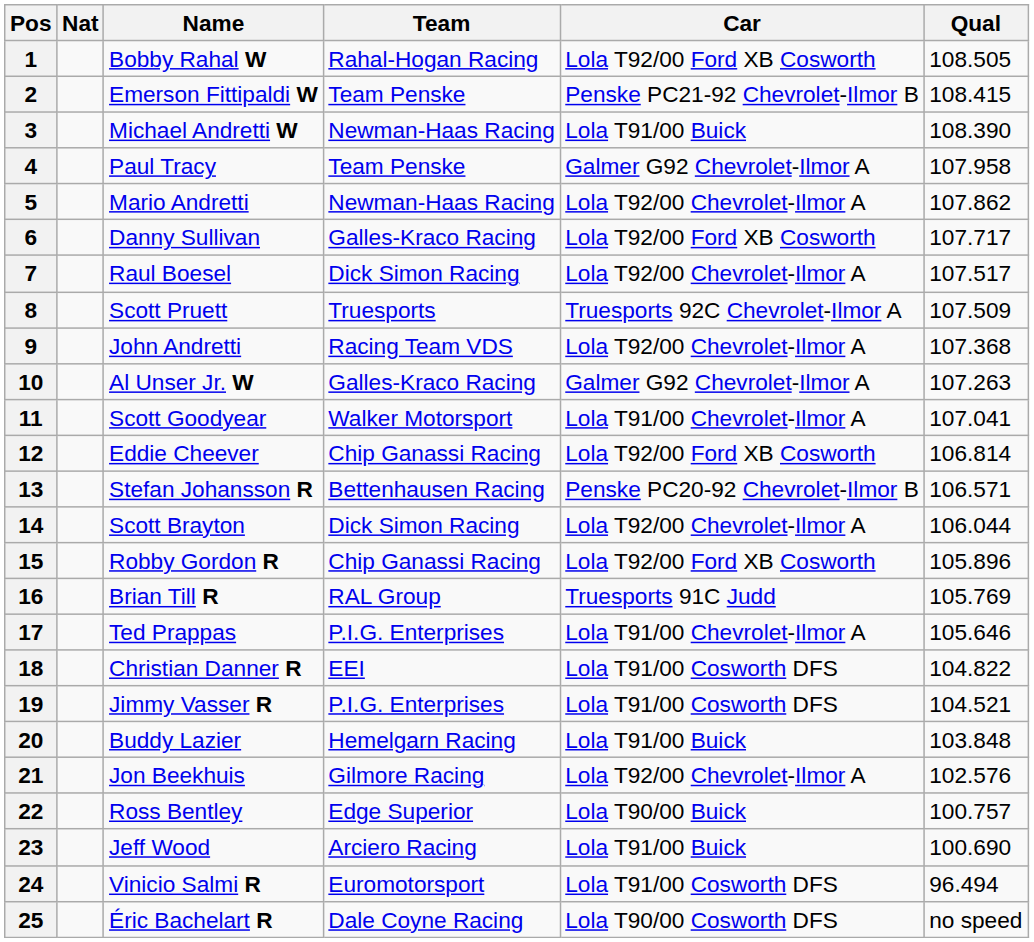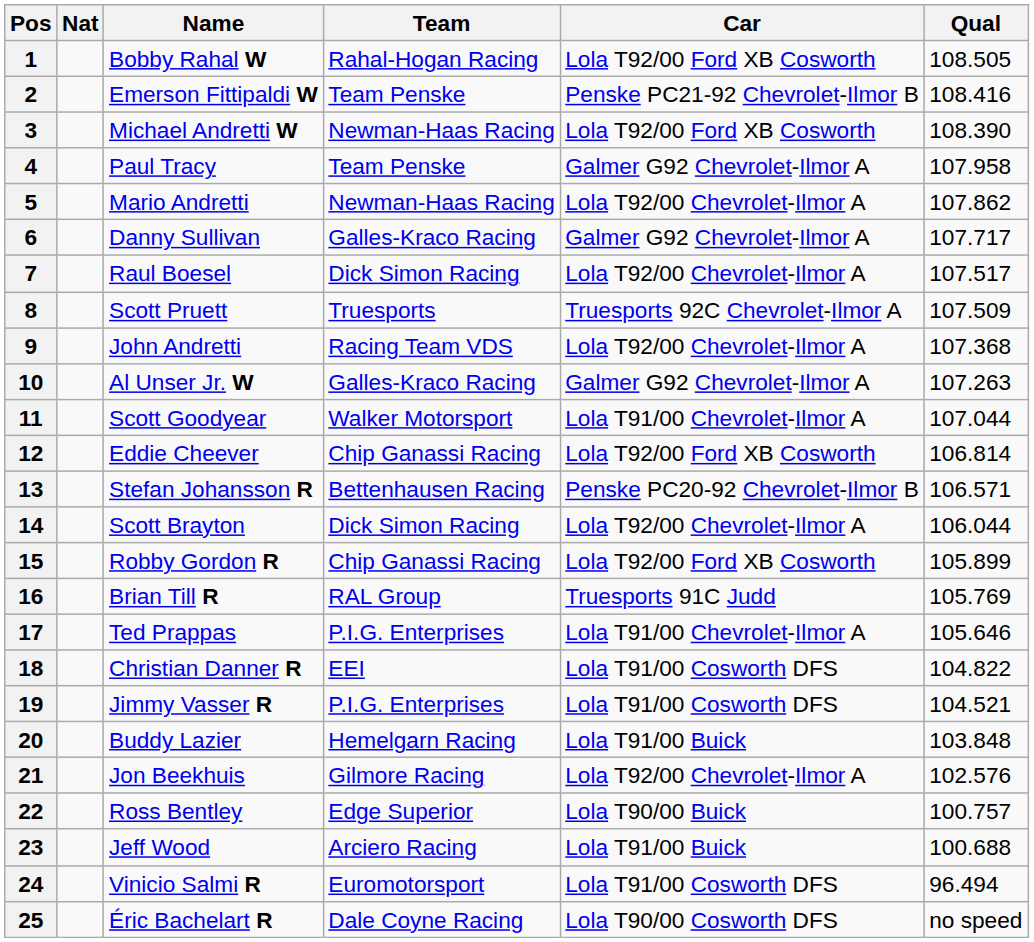(970, 95) 108.415 -> (970, 95) 108.416
(656, 130) Lola T91/00 Buick -> (720, 130) Lola T92/00 Ford XB Cosworth
(720, 238) Lola T92/00 Ford XB Cosworth -> (717, 238) Galmer G92 Chevrolet-Ilmor A
(970, 417) 107.041 -> (970, 417) 107.044
(970, 561) 105.896 -> (970, 561) 105.899
(970, 847) 100.690 -> (970, 847) 100.688
